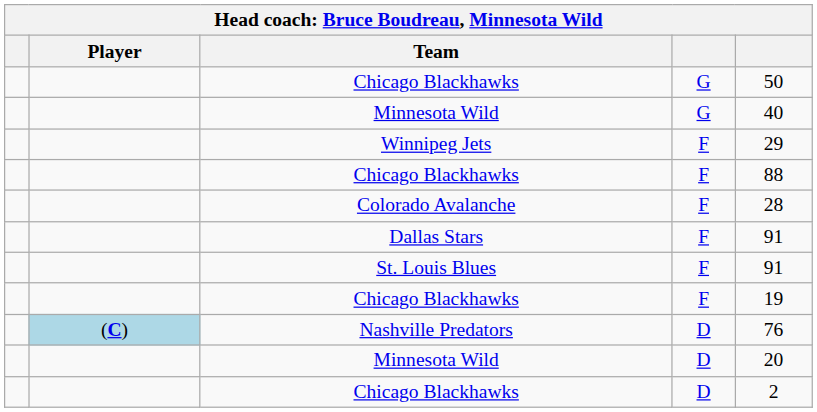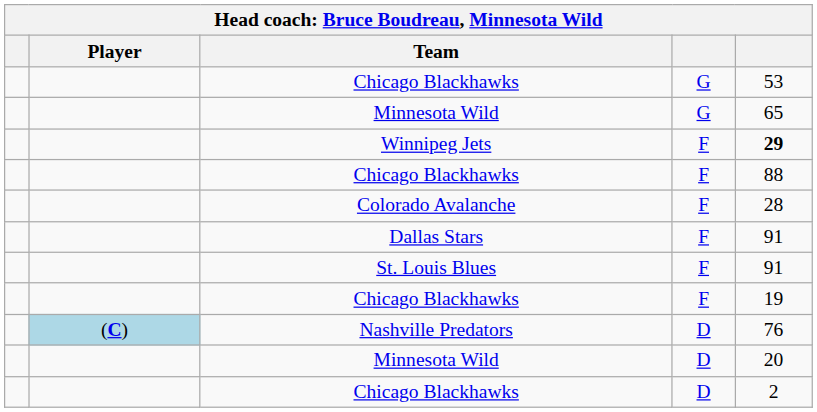(774, 81) 50 -> (774, 81) 53
(774, 112) 40 -> (774, 112) 65
(774, 143) normal -> (774, 143) bold
